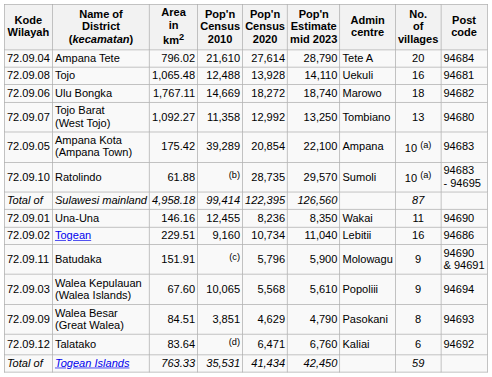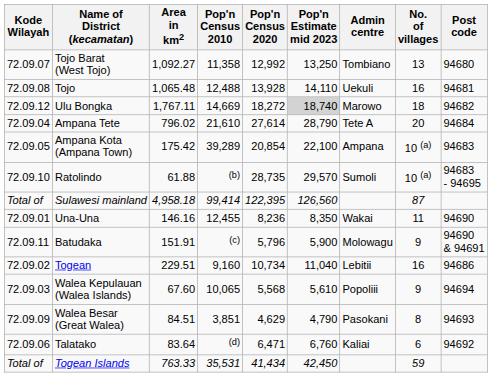rows swapped: (83, 117) <-> (87, 58)
(28, 93) 72.09.06 -> (28, 106) 72.09.12
(320, 93) no background -> (320, 106) lightgrey background
rows swapped: (78, 259) <-> (73, 235)
(28, 344) 72.09.12 -> (28, 344) 72.09.06
